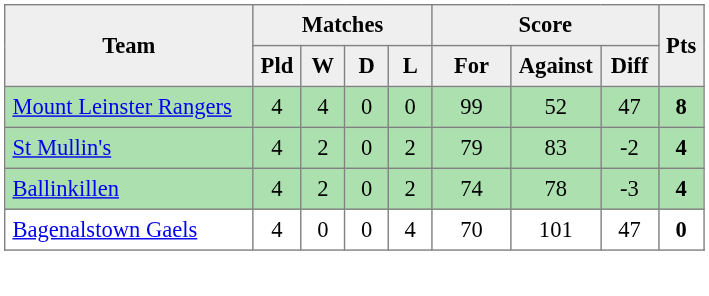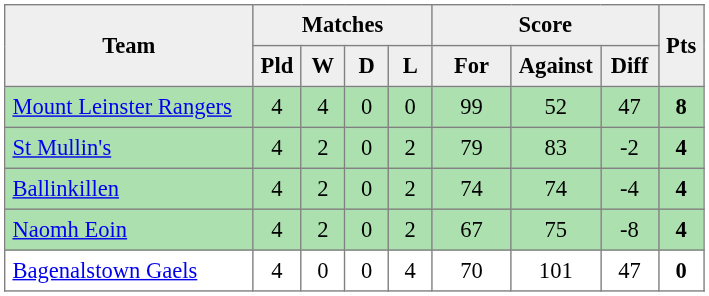(556, 188) 78 -> (556, 188) 74
(629, 188) -3 -> (629, 188) -4
+ row: (70, 229)
